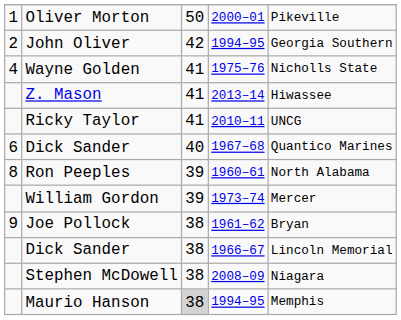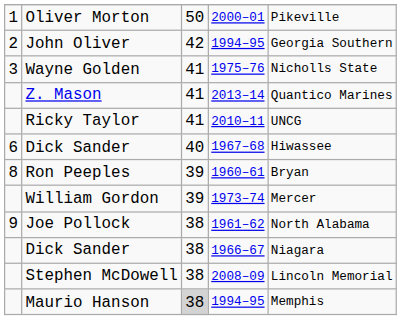(13, 69) 4 -> (13, 69) 3
(301, 95) Hiwassee -> (332, 95) Quantico Marines
(332, 147) Quantico Marines -> (301, 147) Hiwassee
(320, 173) North Alabama -> (290, 173) Bryan
(290, 224) Bryan -> (320, 224) North Alabama
(332, 250) Lincoln Memorial -> (297, 250) Niagara
(297, 276) Niagara -> (332, 276) Lincoln Memorial
